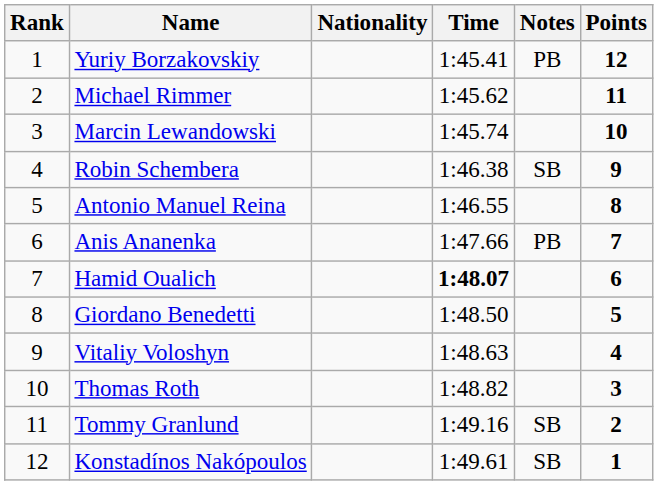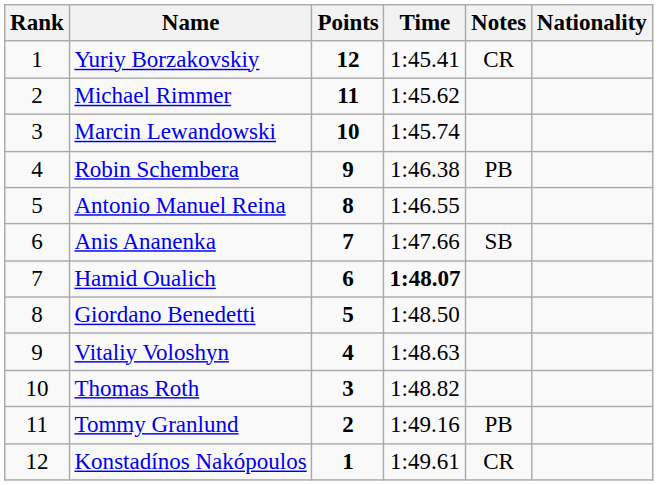columns swapped: (372, 22) <-> (616, 22)
(547, 59) PB -> (499, 59) CR
(547, 168) SB -> (499, 168) PB
(547, 242) PB -> (499, 242) SB
(547, 424) SB -> (499, 424) PB
(547, 461) SB -> (499, 461) CR
